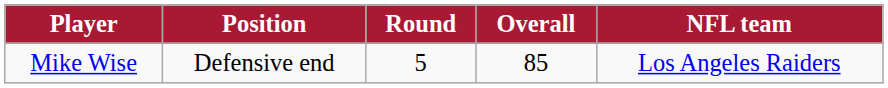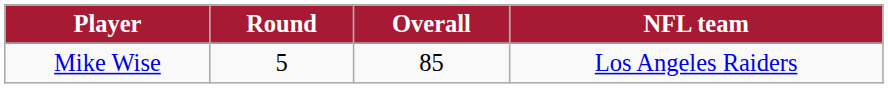- column: (264, 23)
